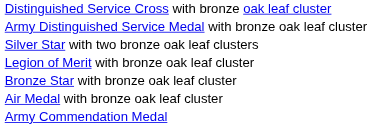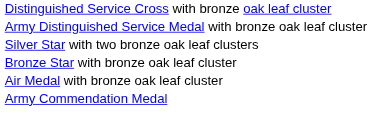- row: (129, 63)
